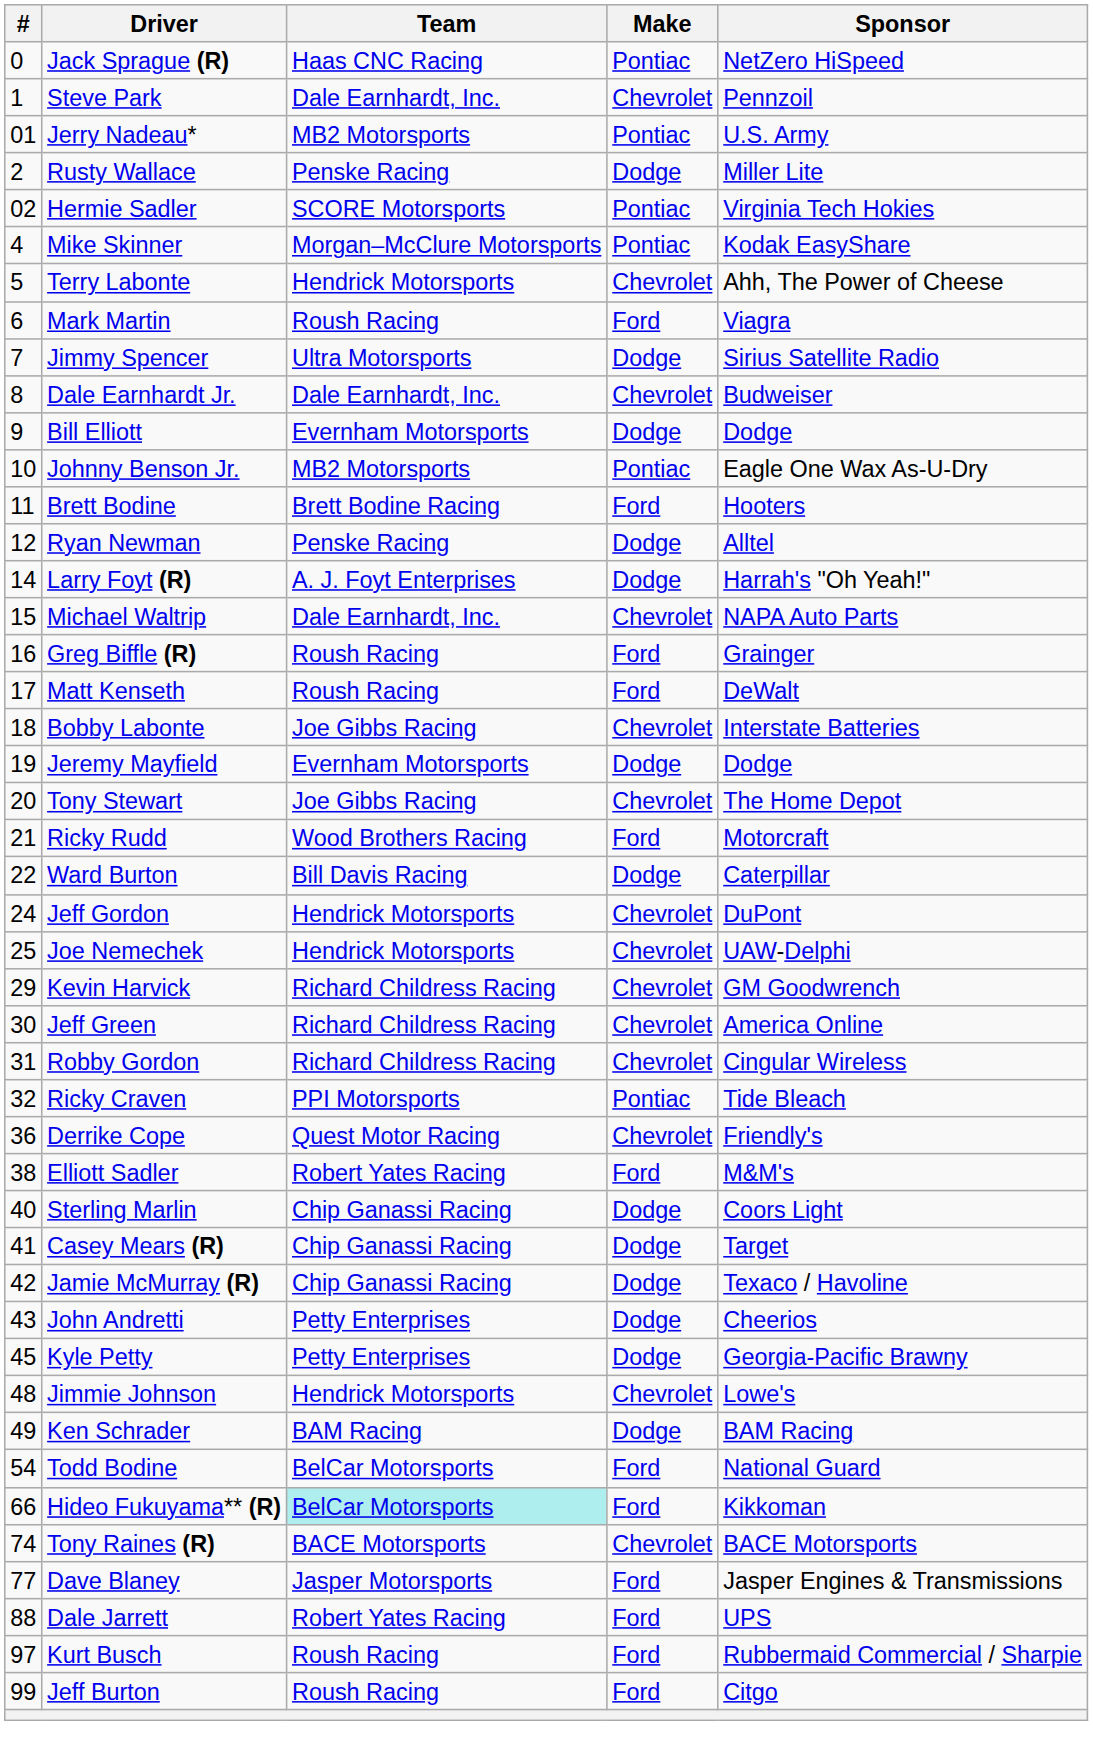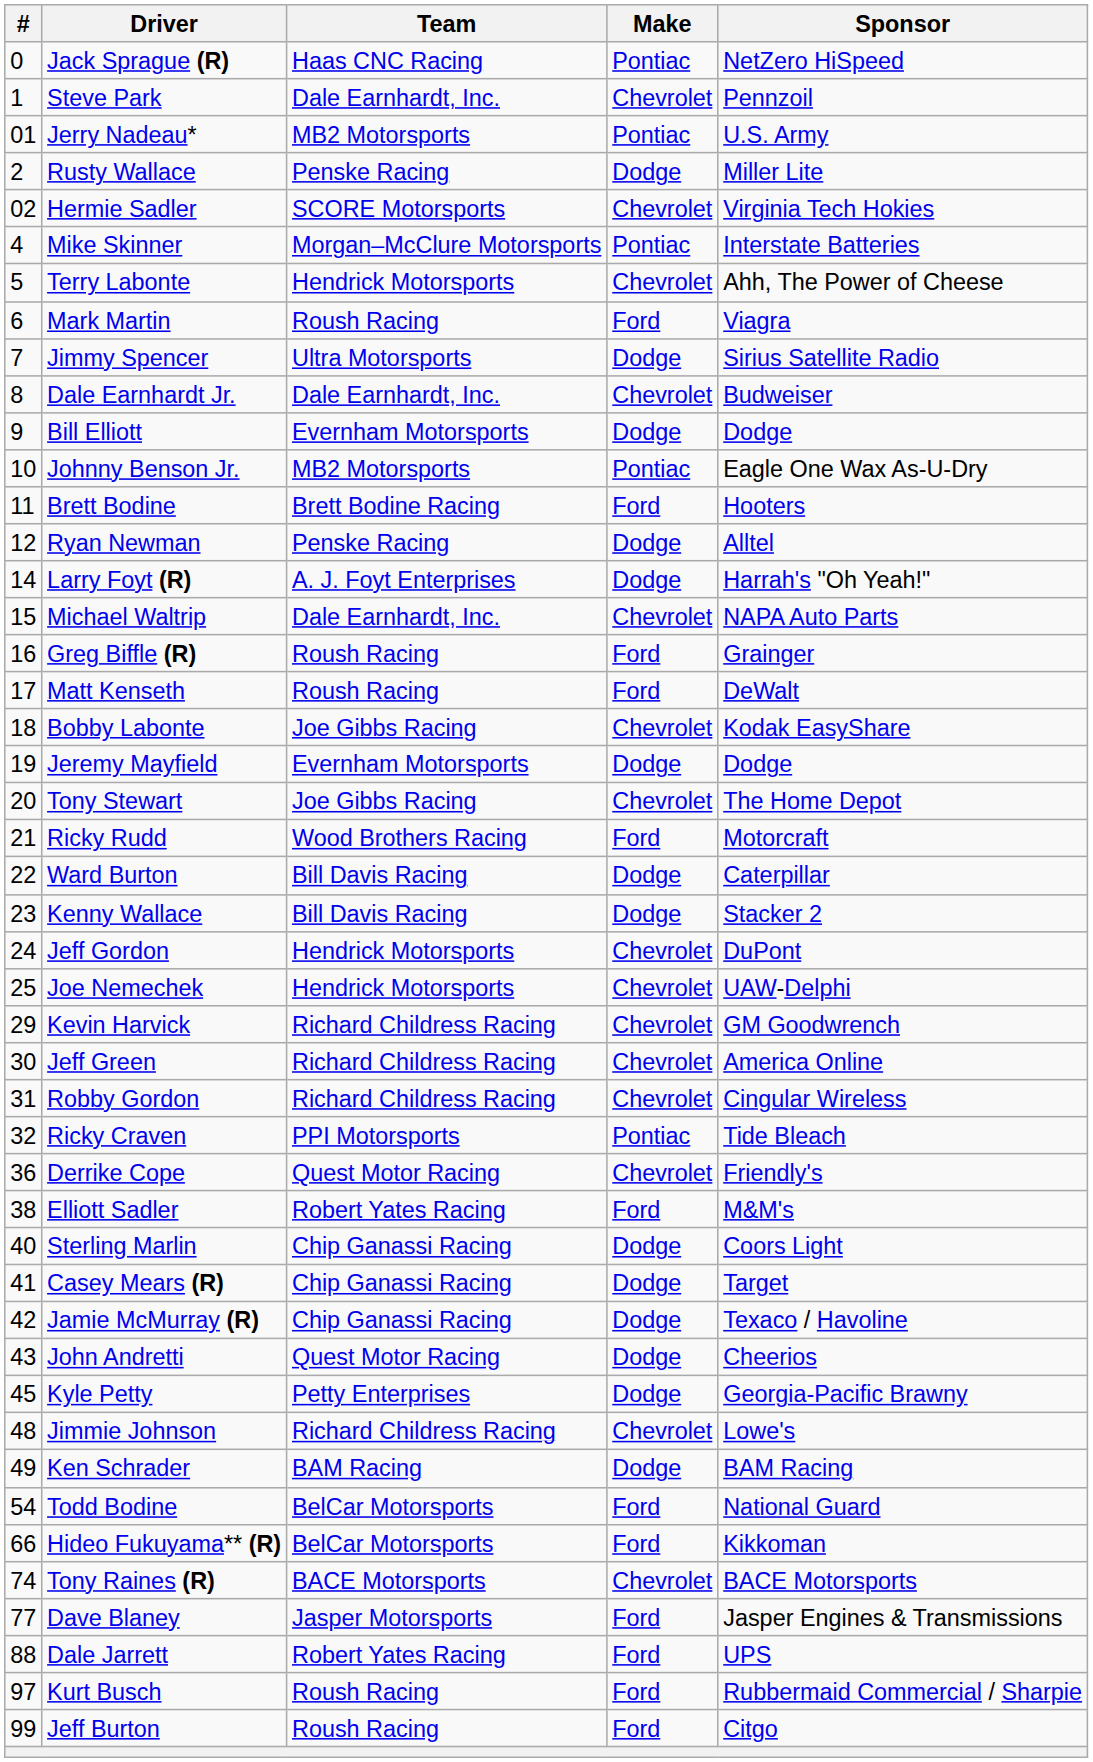(651, 209) Pontiac -> (662, 209) Chevrolet
(817, 246) Kodak EasyShare -> (821, 246) Interstate Batteries
(821, 728) Interstate Batteries -> (817, 728) Kodak EasyShare
+ row: (125, 913)
(381, 1320) Petty Enterprises -> (396, 1358) Quest Motor Racing
(403, 1395) Hendrick Motorsports -> (424, 1432) Richard Childress Racing
(393, 1506) paleturquoise background -> (393, 1543) no background
